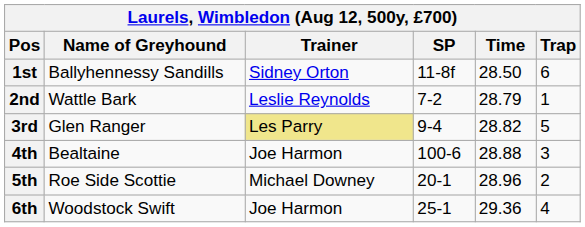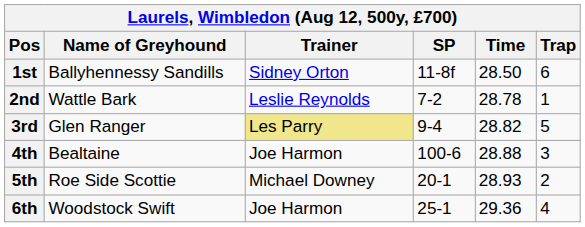(500, 99) 28.79 -> (500, 99) 28.78
(500, 180) 28.96 -> (500, 180) 28.93
